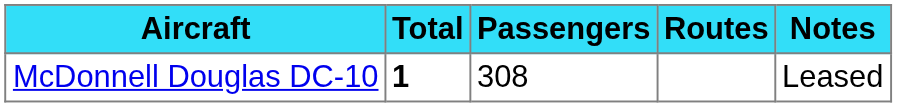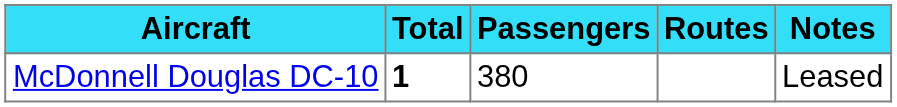(503, 76) 308 -> (503, 76) 380
